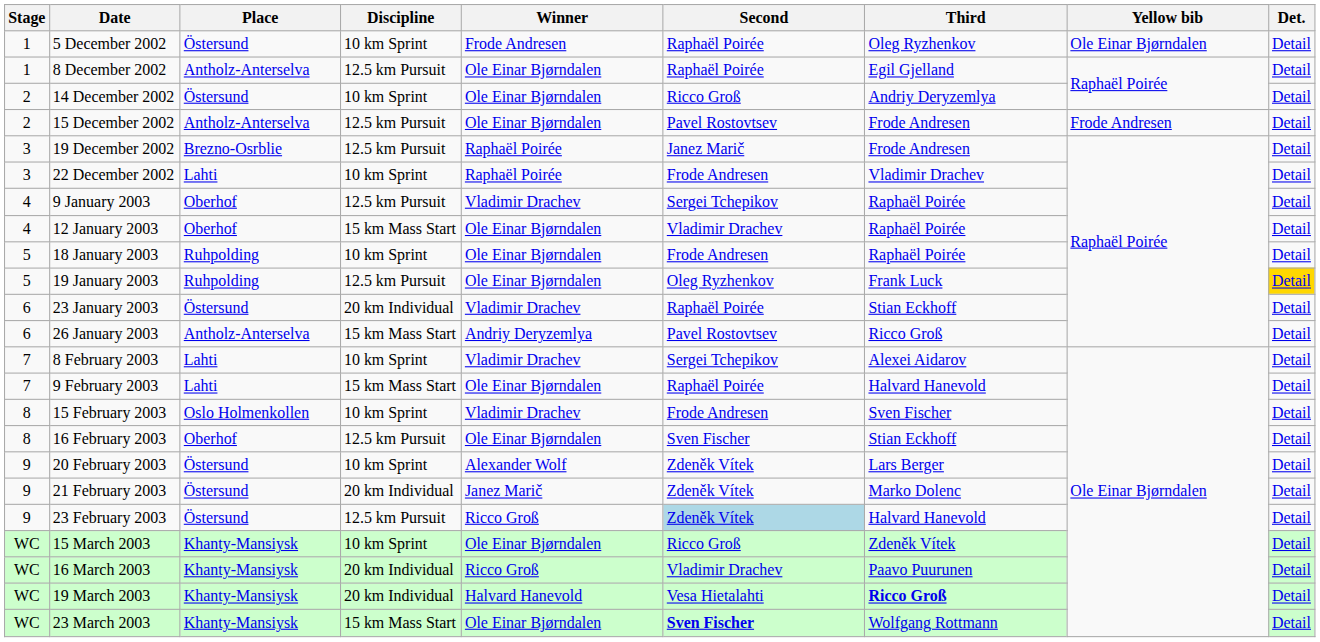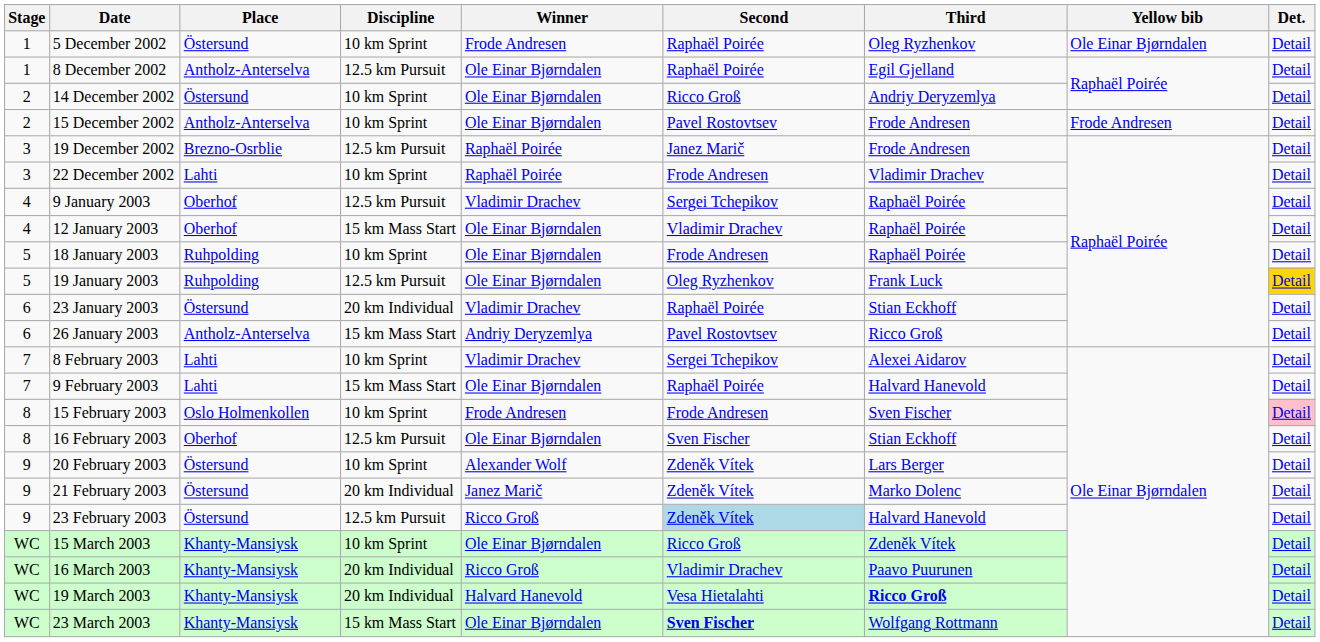(395, 123) 12.5 km Pursuit -> (386, 123) 10 km Sprint
(523, 412) Vladimir Drachev -> (516, 412) Frode Andresen
(1291, 412) no background -> (1291, 412) pink background
